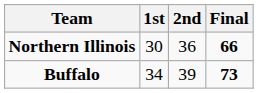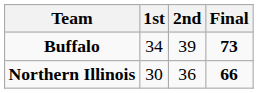rows swapped: (72, 74) <-> (72, 46)
